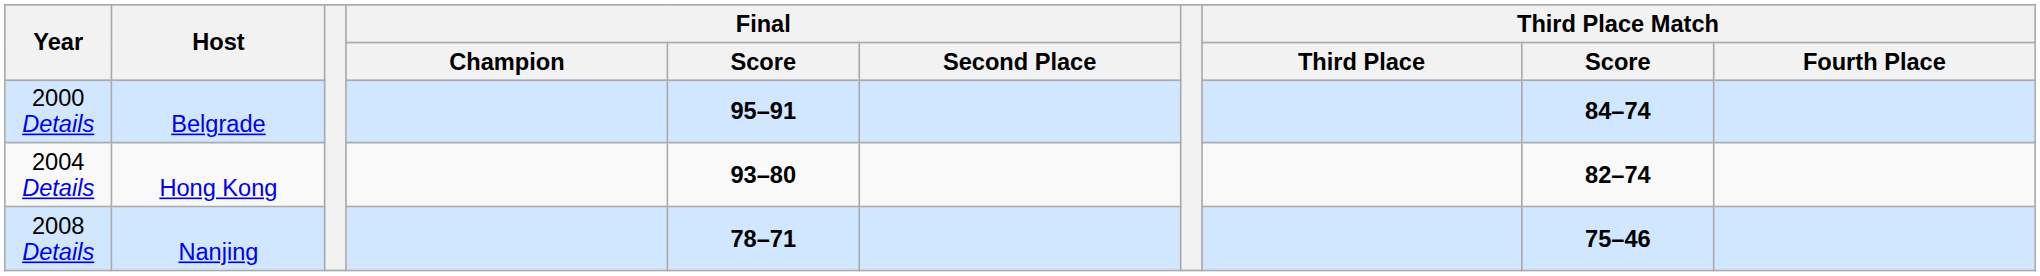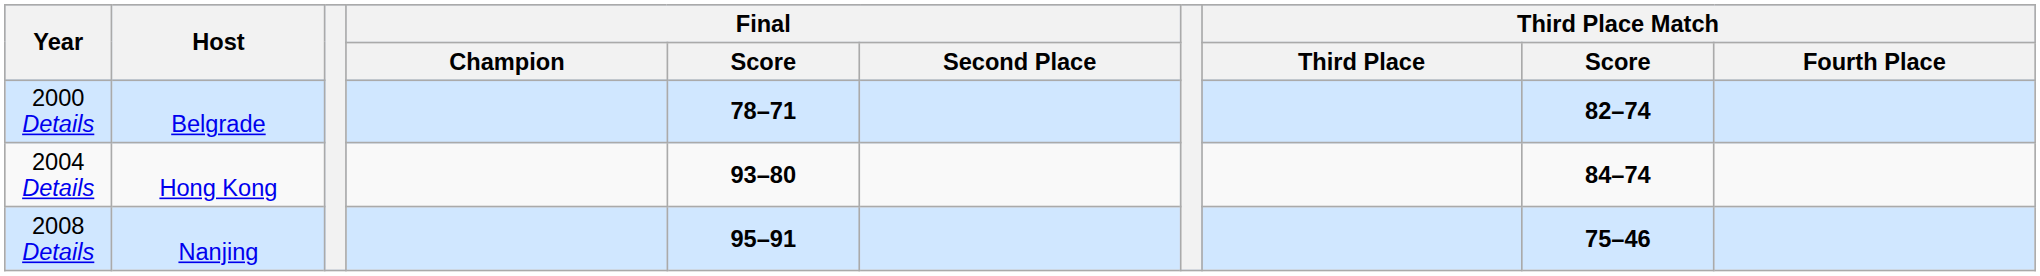(763, 112) 95–91 -> (763, 112) 78–71
(1618, 112) 84–74 -> (1618, 112) 82–74
(1618, 175) 82–74 -> (1618, 175) 84–74
(763, 239) 78–71 -> (763, 239) 95–91
